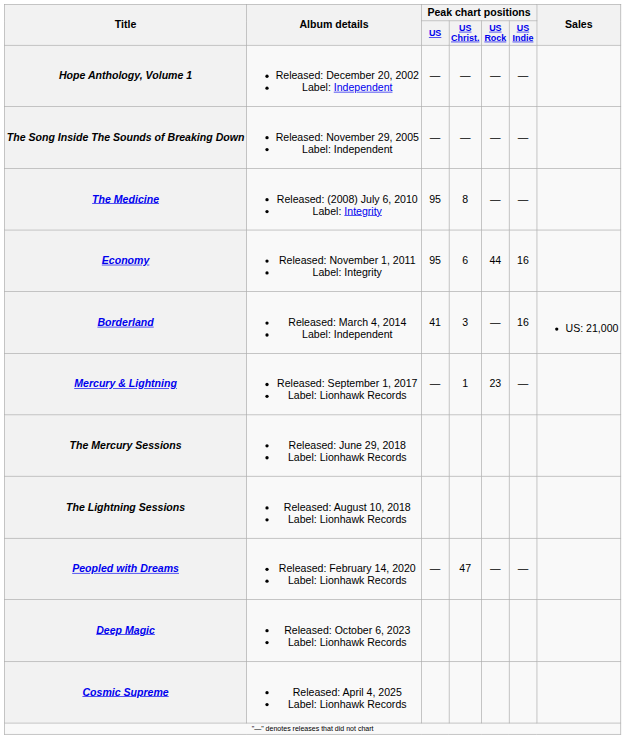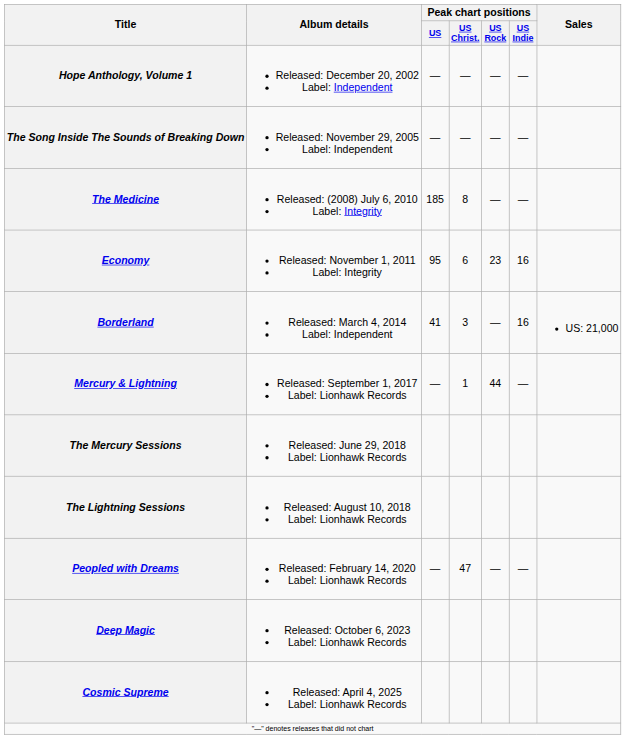(435, 199) 95 -> (435, 199) 185
(495, 260) 44 -> (495, 260) 23
(495, 384) 23 -> (495, 384) 44
